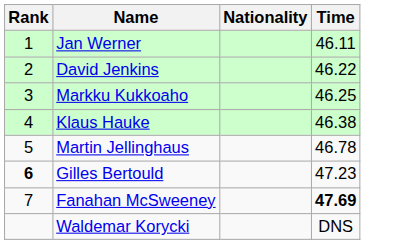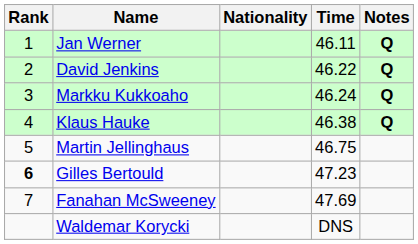+ column: (387, 17)
(336, 95) 46.25 -> (336, 95) 46.24
(336, 148) 46.78 -> (336, 148) 46.75
(336, 200) bold -> (336, 200) normal
